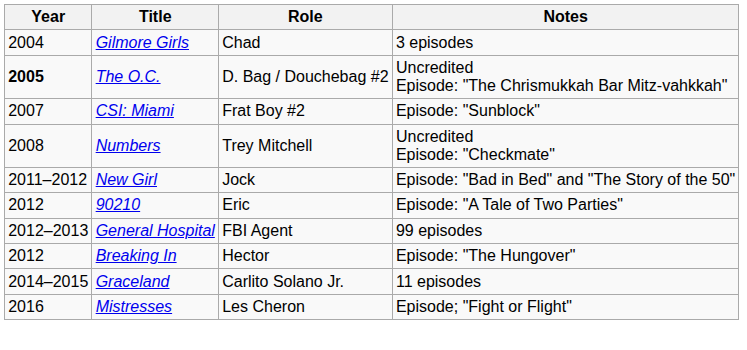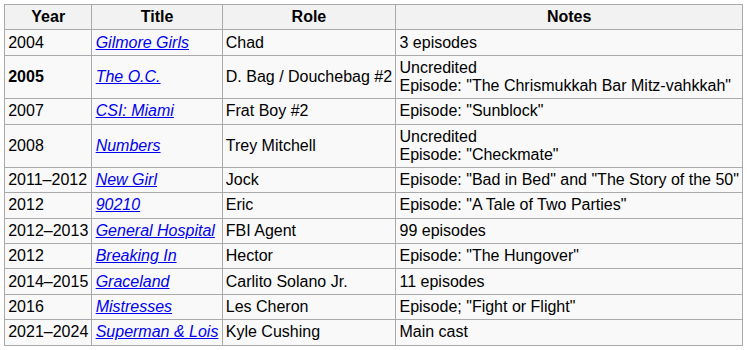+ row: (157, 332)
